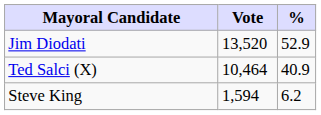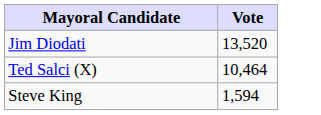- column: (296, 17)
